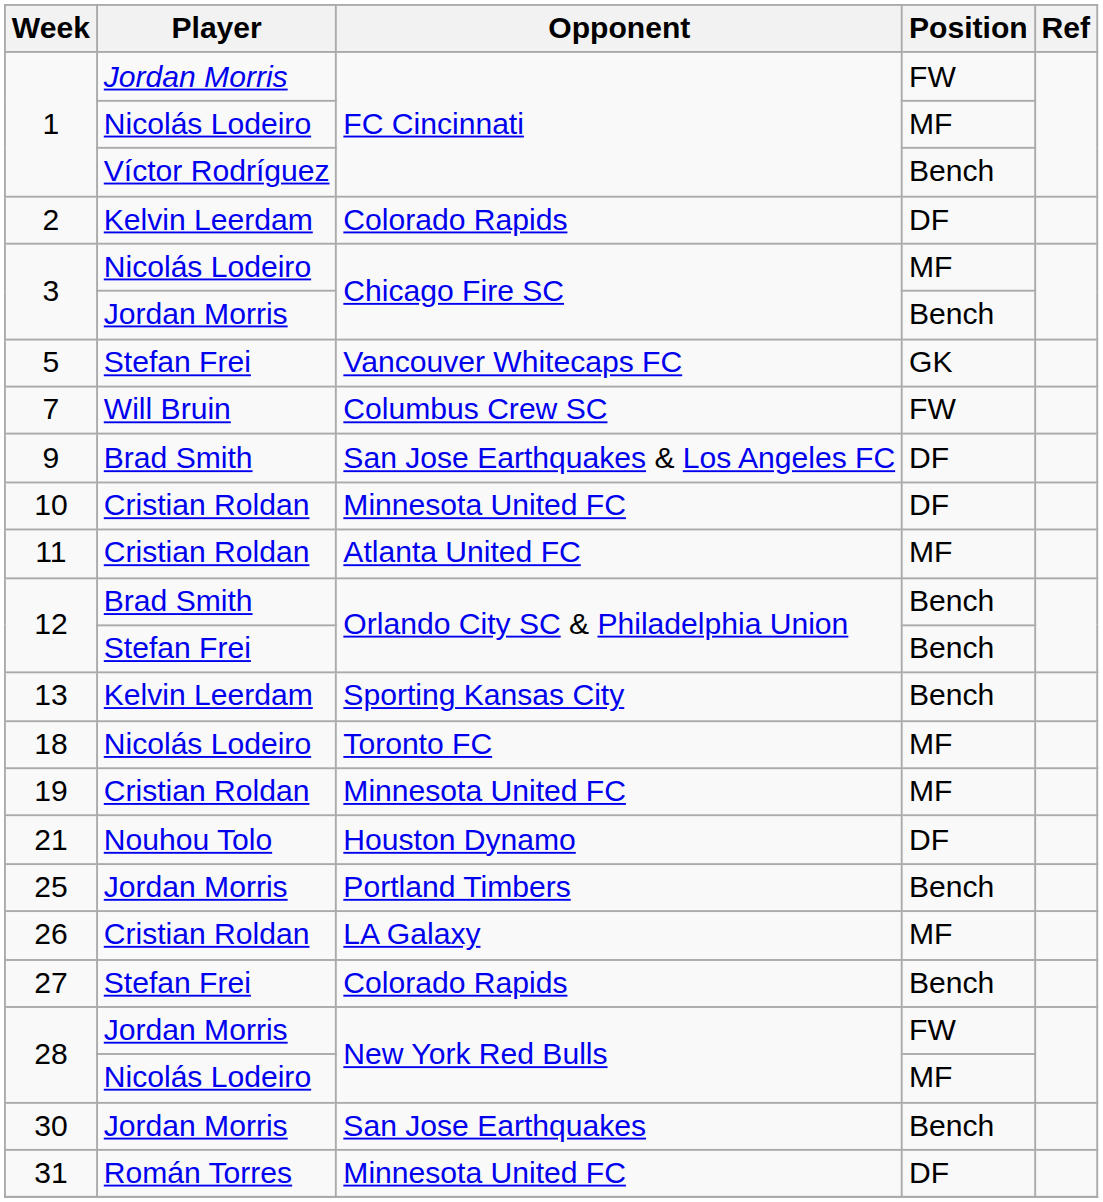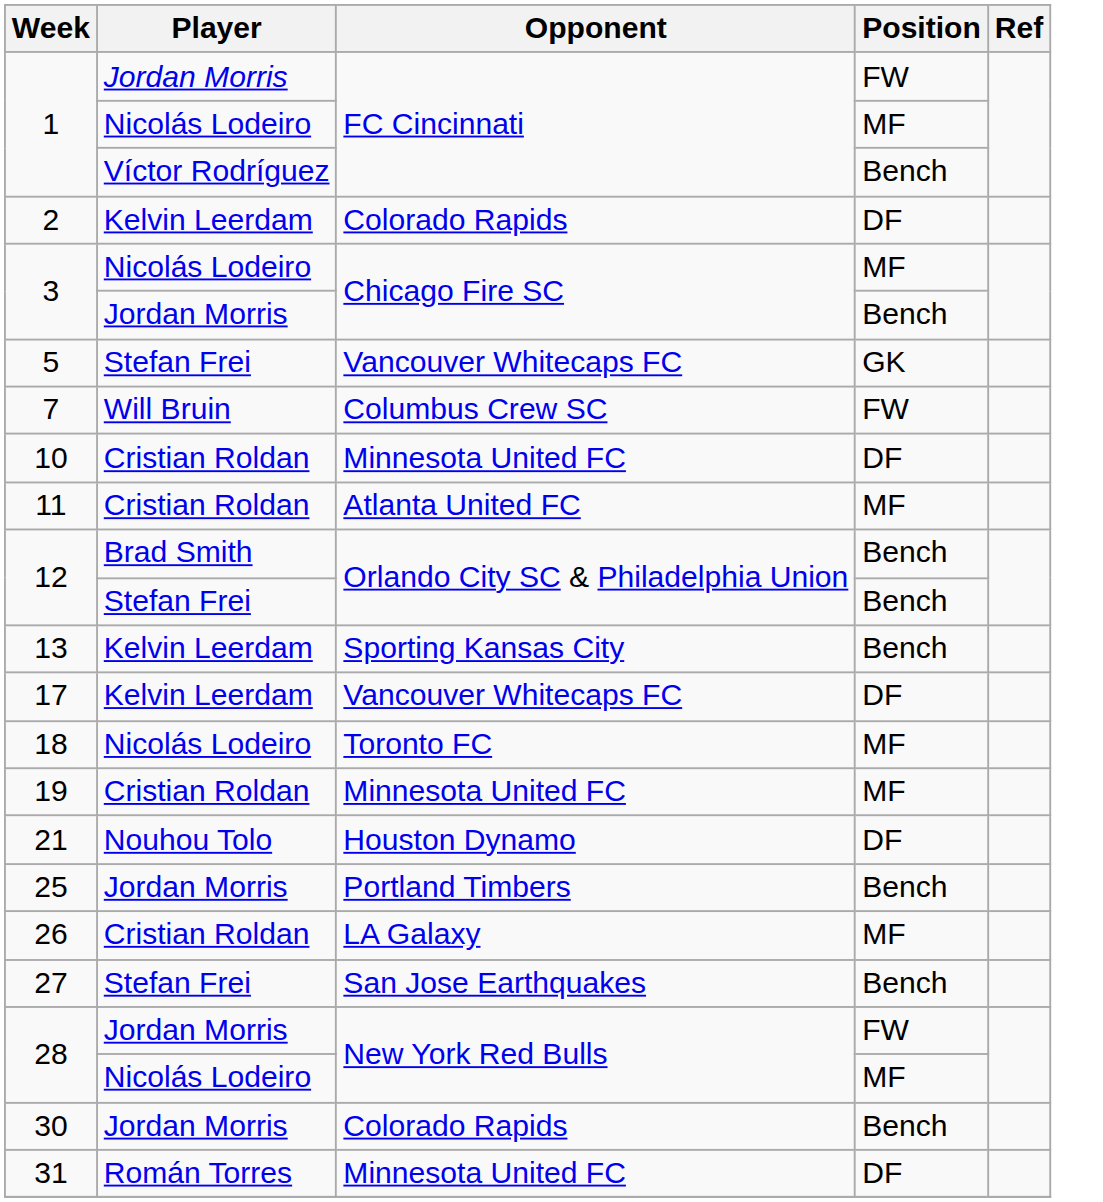- row: (51, 457)
+ row: (51, 696)
(455, 982) Colorado Rapids -> (495, 982) San Jose Earthquakes
(495, 1125) San Jose Earthquakes -> (455, 1125) Colorado Rapids
